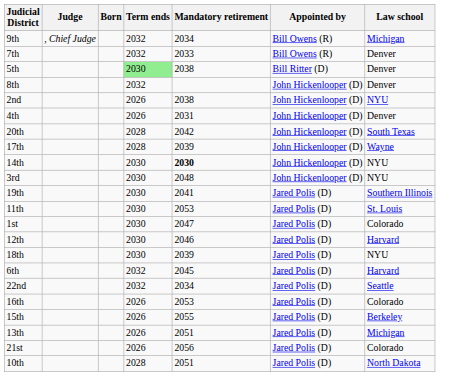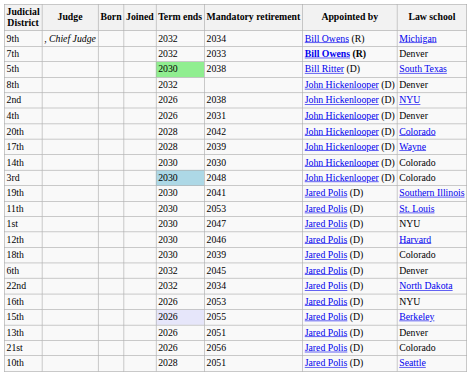+ column: (140, 17)
(302, 54) normal -> (335, 54) bold
(381, 69) Denver -> (423, 69) South Texas
(391, 131) South Texas -> (417, 131) Colorado
(184, 162) bold -> (216, 162) normal
(378, 162) NYU -> (417, 162) Colorado
(136, 178) no background -> (168, 178) lightblue background
(378, 178) NYU -> (417, 178) Colorado
(385, 224) Colorado -> (410, 224) NYU
(378, 255) NYU -> (417, 255) Colorado
(383, 270) Harvard -> (414, 270) Denver
(380, 286) Seattle -> (426, 286) North Dakota
(385, 301) Colorado -> (410, 301) NYU
(136, 317) no background -> (168, 317) lavender background
(386, 332) Michigan -> (414, 332) Denver
(394, 363) North Dakota -> (413, 363) Seattle
